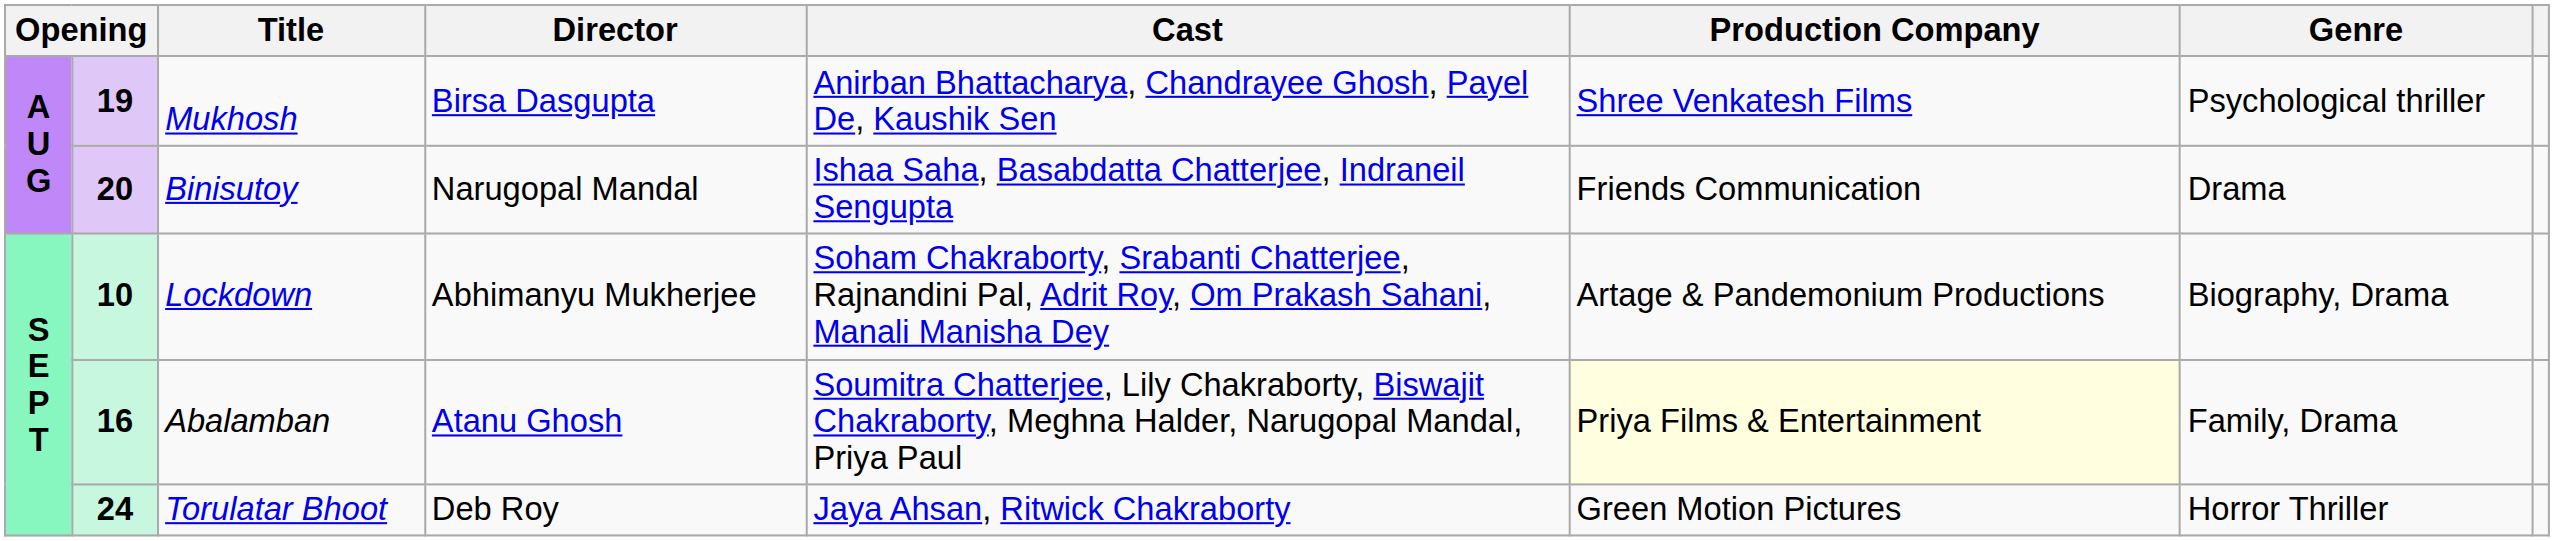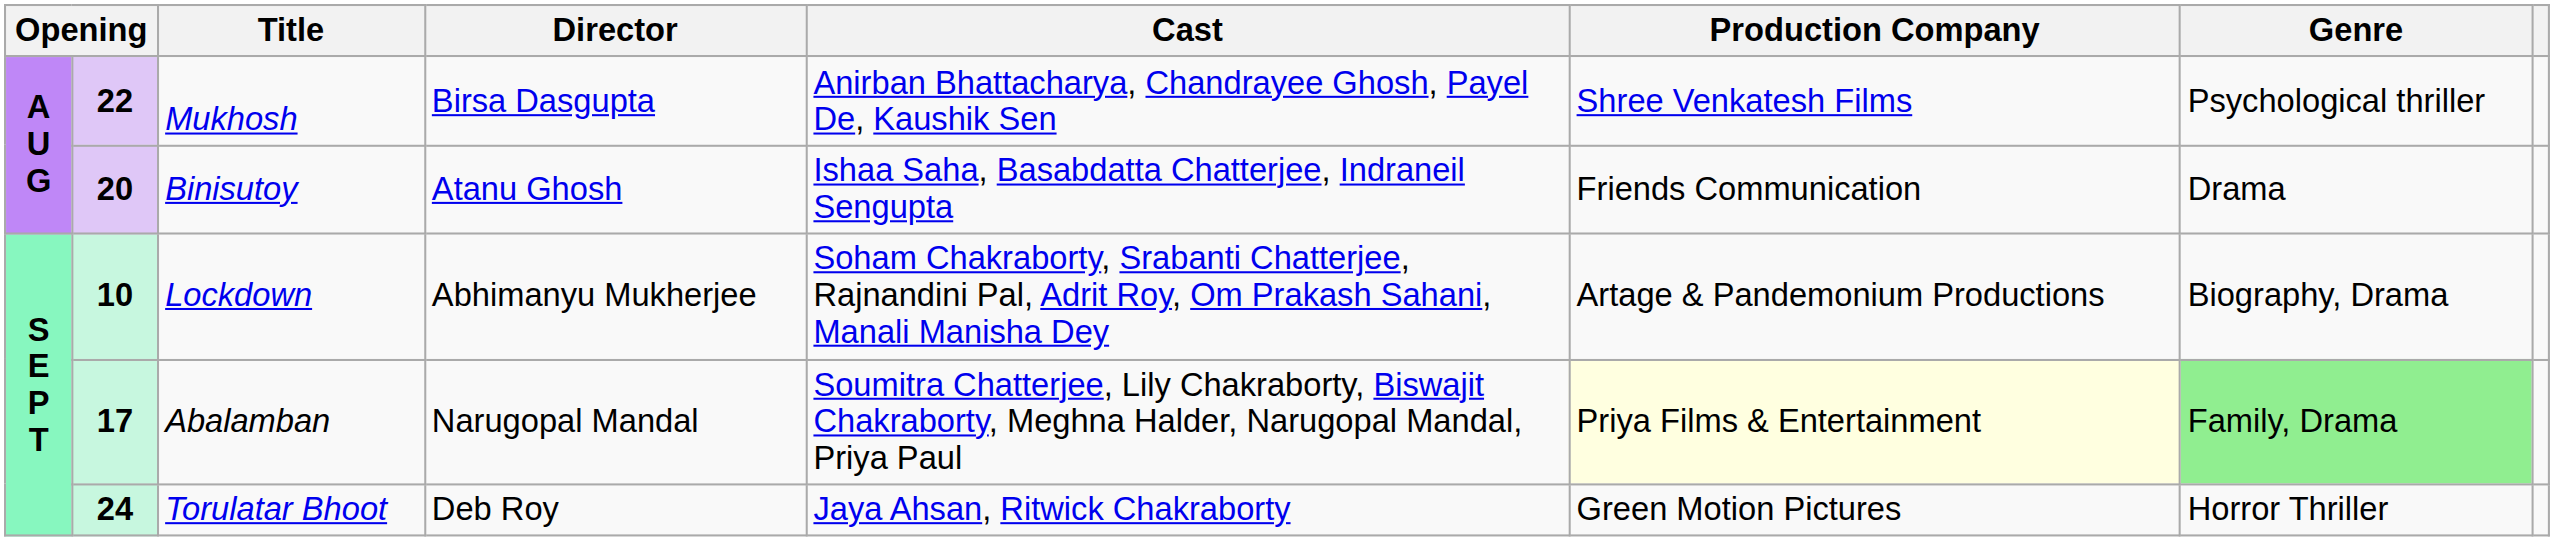(115, 100) 19 -> (115, 100) 22
(565, 188) Narugopal Mandal -> (527, 188) Atanu Ghosh
(115, 421) 16 -> (115, 421) 17
(527, 421) Atanu Ghosh -> (565, 421) Narugopal Mandal
(2293, 421) no background -> (2293, 421) lightgreen background
